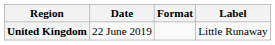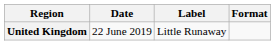columns swapped: (175, 13) <-> (233, 13)
